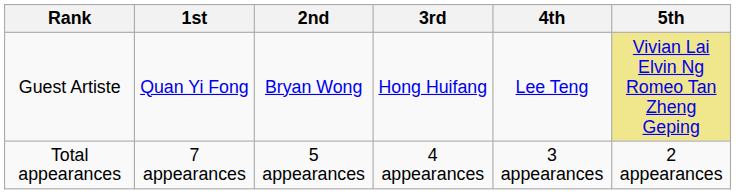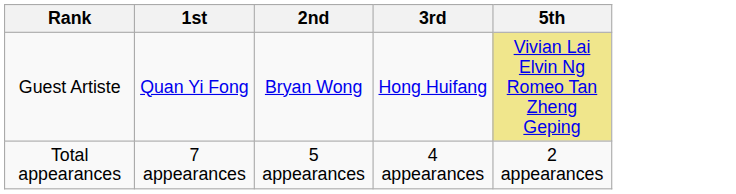- column: (552, 18)
